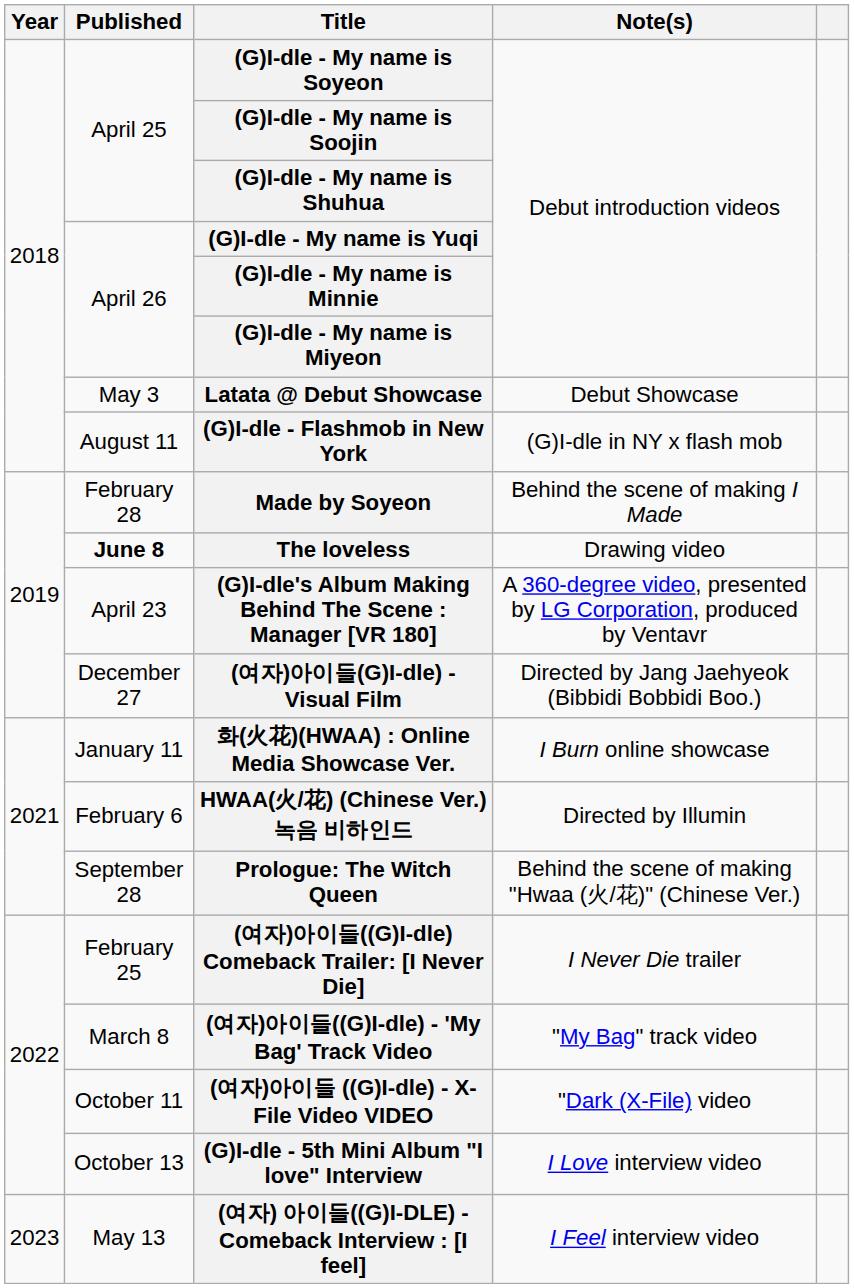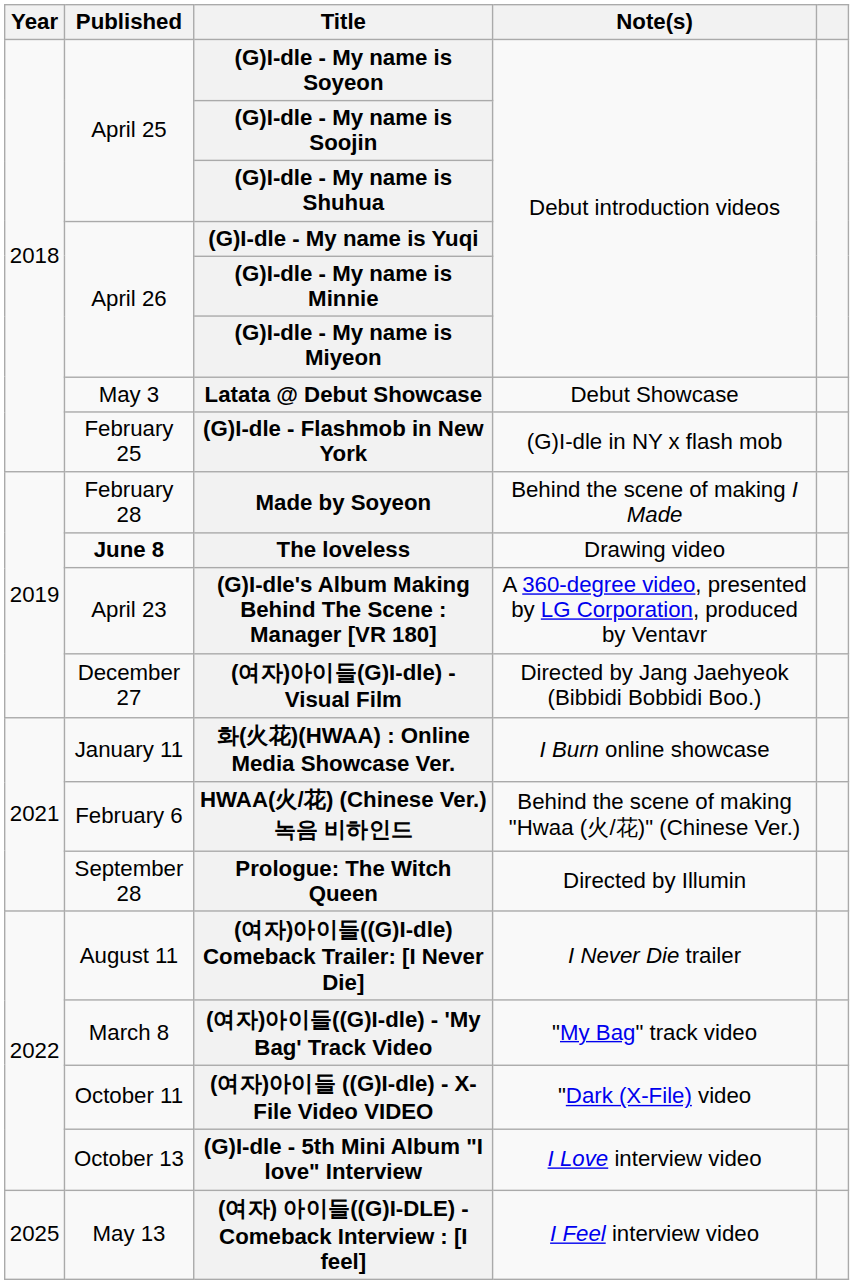(129, 441) August 11 -> (129, 441) February 25
(655, 816) Directed by Illumin -> (655, 814) Behind the scene of making "Hwaa (火/花)" (Chinese Ver.)
(655, 881) Behind the scene of making "Hwaa (火/花)" (Chinese Ver.) -> (655, 880) Directed by Illumin
(129, 959) February 25 -> (129, 955) August 11
(35, 1238) 2023 -> (35, 1234) 2025
